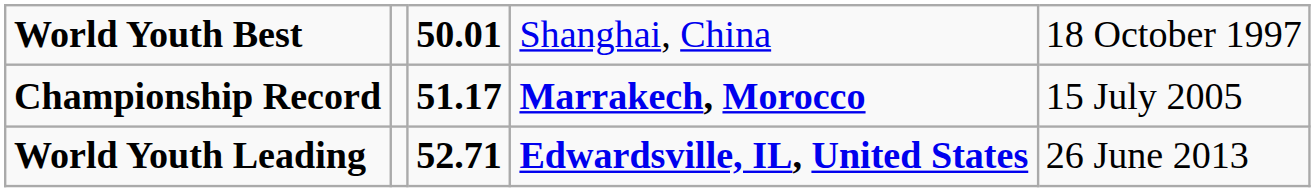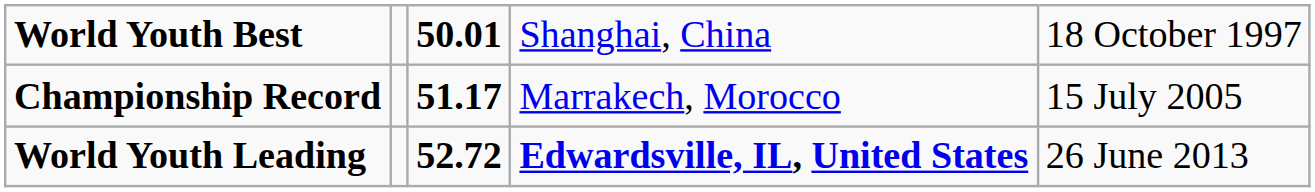(692, 95) bold -> (680, 95) normal
(459, 155) 52.71 -> (459, 155) 52.72
